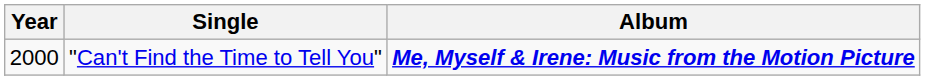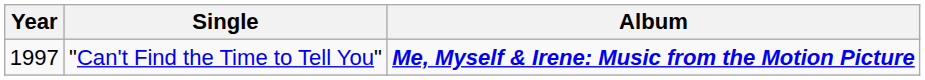(34, 57) 2000 -> (34, 57) 1997
